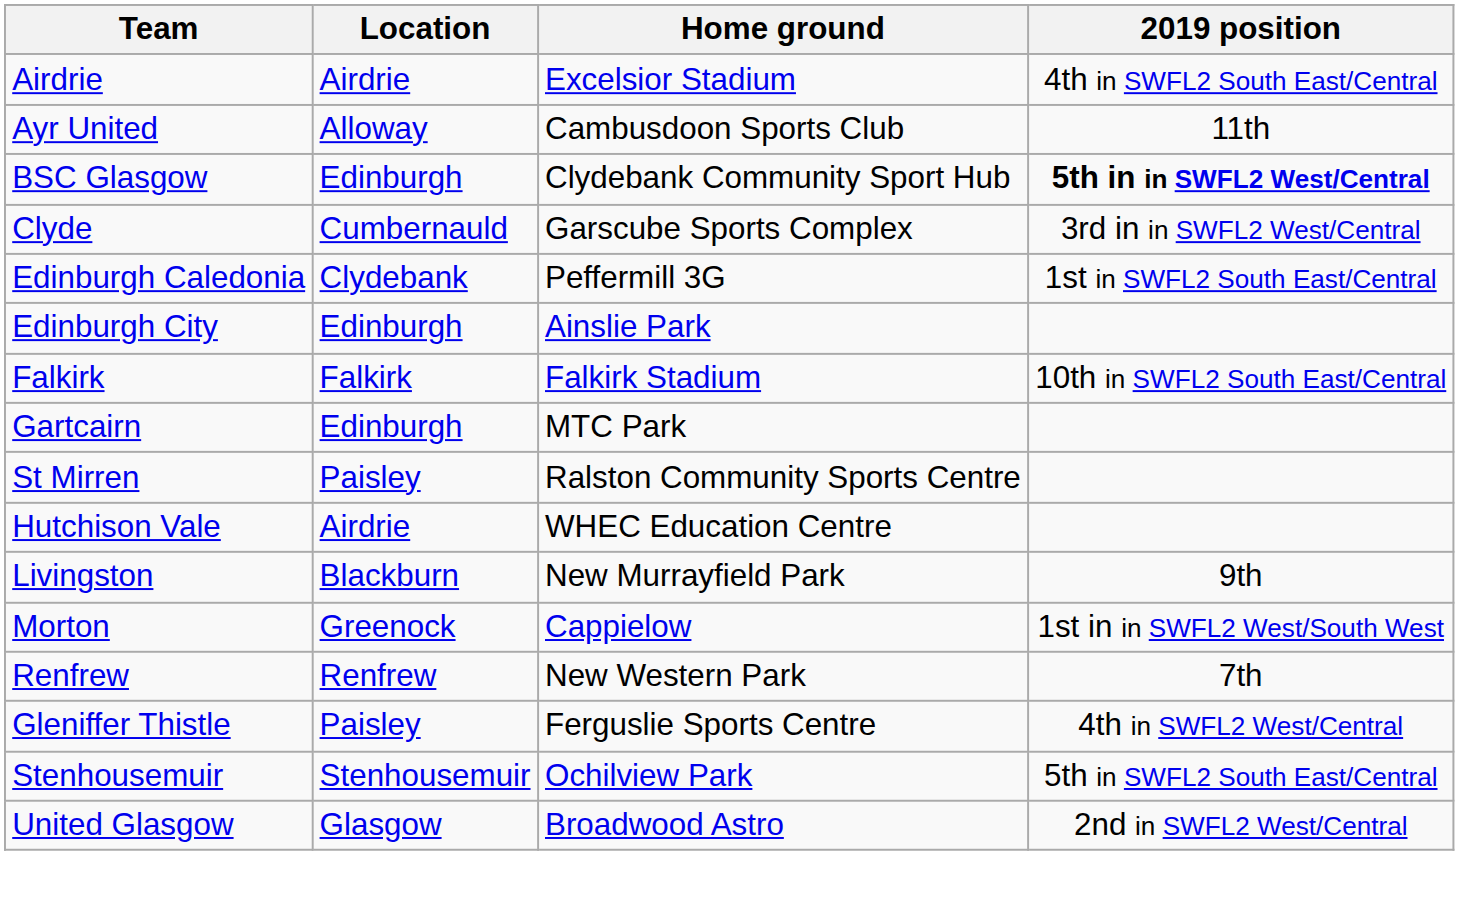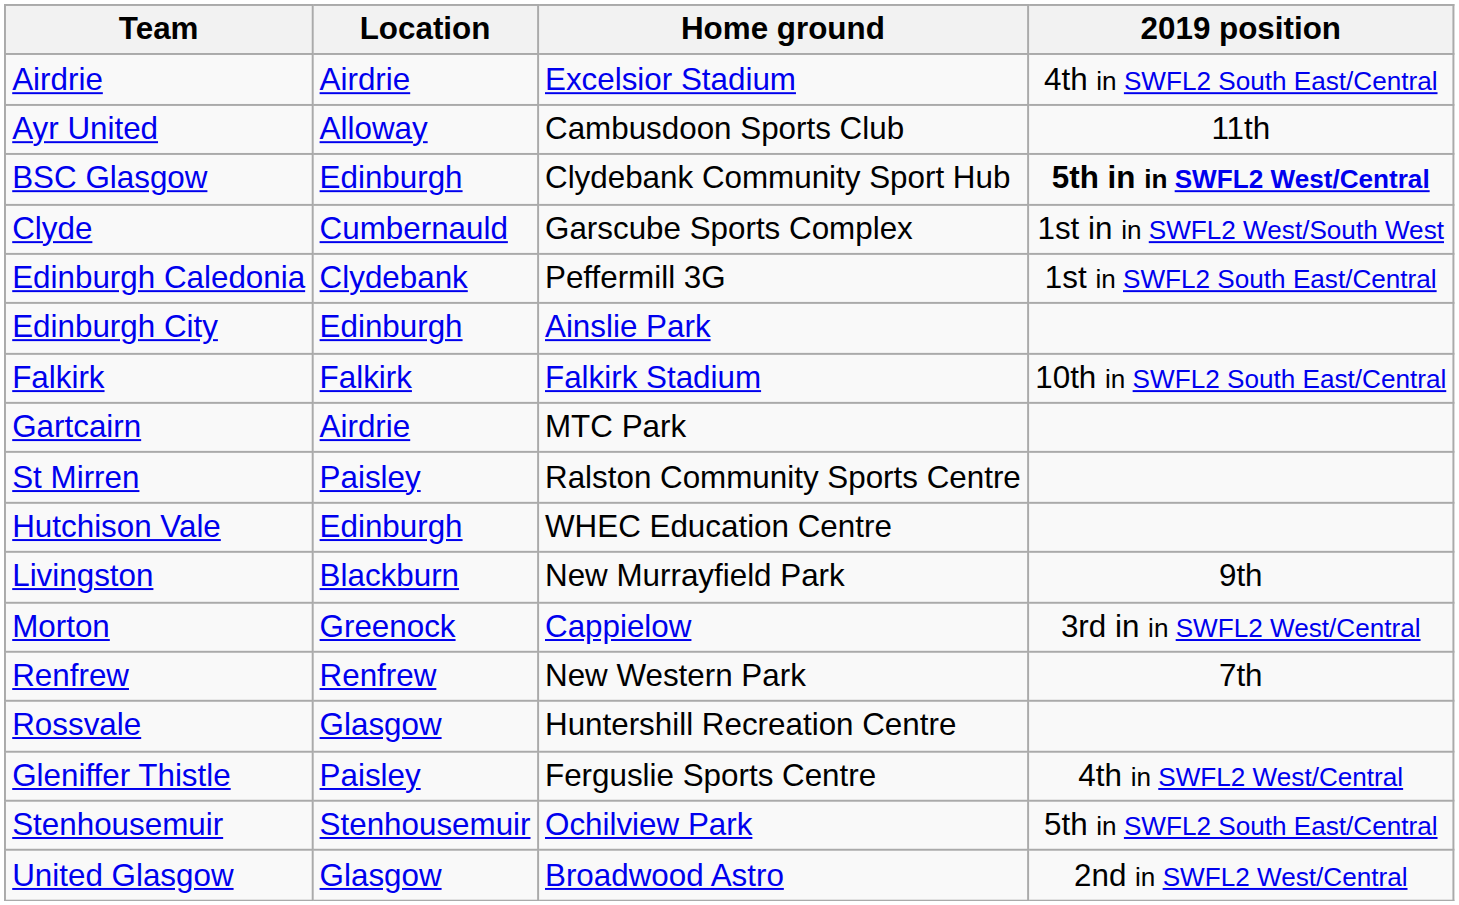(1241, 228) 3rd in in SWFL2 West/Central -> (1241, 228) 1st in in SWFL2 West/South West
(391, 427) Edinburgh -> (365, 427) Airdrie
(365, 526) Airdrie -> (391, 526) Edinburgh
(1241, 626) 1st in in SWFL2 West/South West -> (1241, 626) 3rd in in SWFL2 West/Central
+ row: (77, 725)
